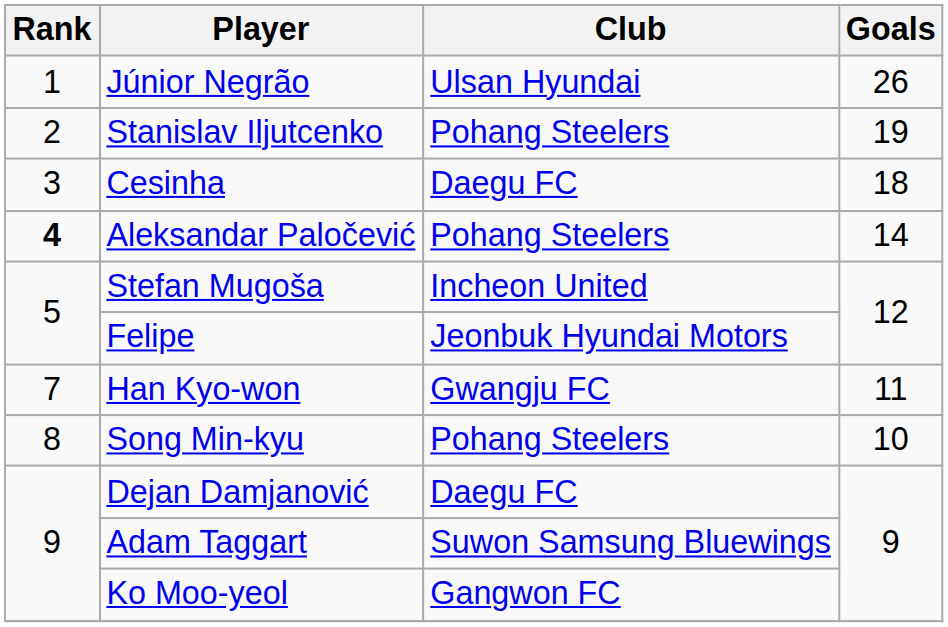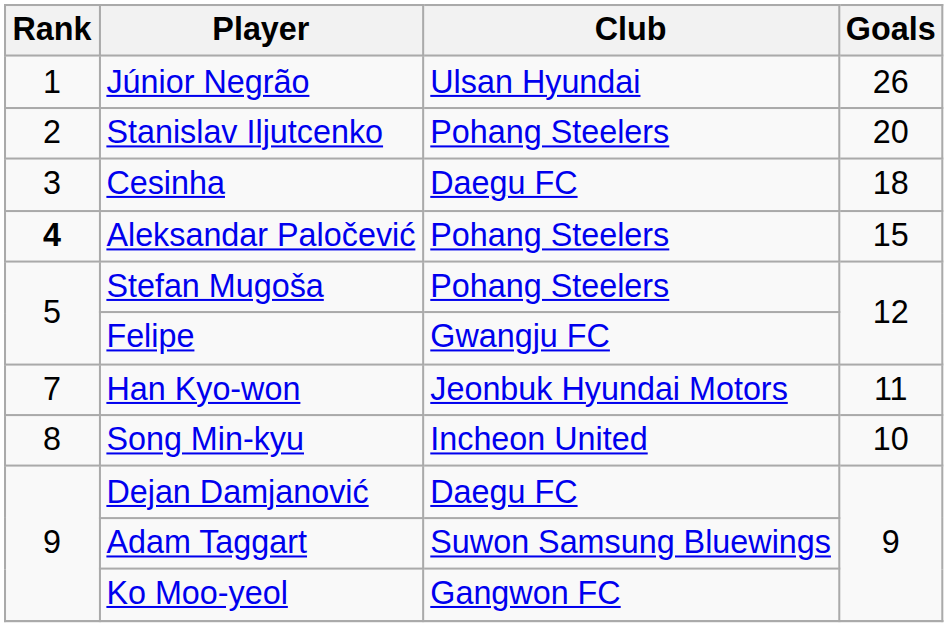(891, 132) 19 -> (891, 132) 20
(891, 235) 14 -> (891, 235) 15
(539, 286) Incheon United -> (550, 286) Pohang Steelers
(609, 337) Jeonbuk Hyundai Motors -> (520, 337) Gwangju FC
(520, 388) Gwangju FC -> (609, 388) Jeonbuk Hyundai Motors
(550, 440) Pohang Steelers -> (539, 440) Incheon United
